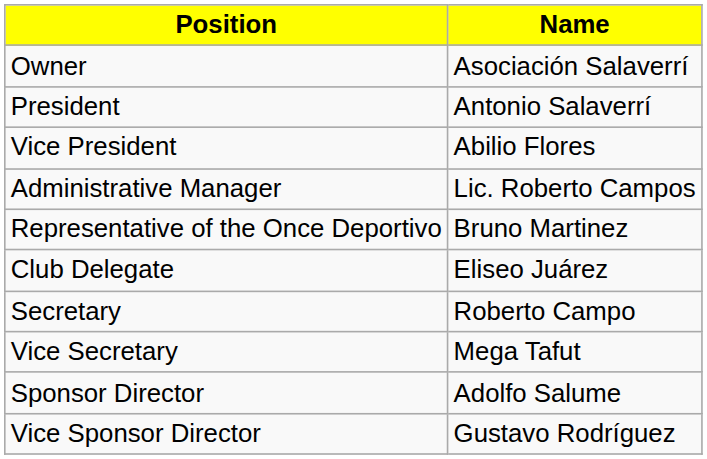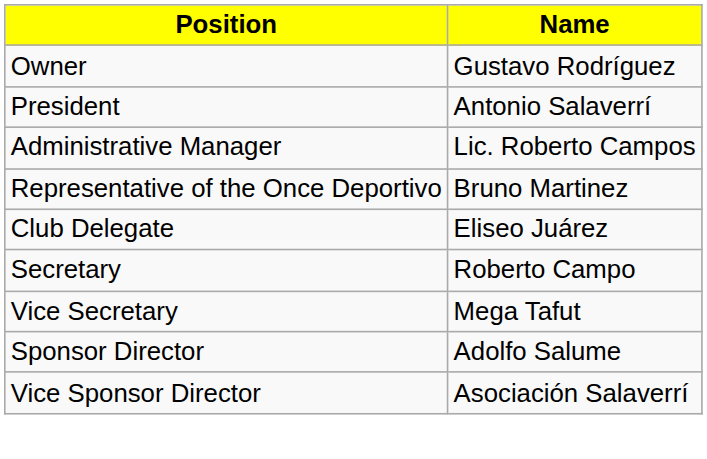(571, 65) Asociación Salaverrí -> (565, 65) Gustavo Rodríguez
- row: (94, 147)
(565, 433) Gustavo Rodríguez -> (571, 392) Asociación Salaverrí
